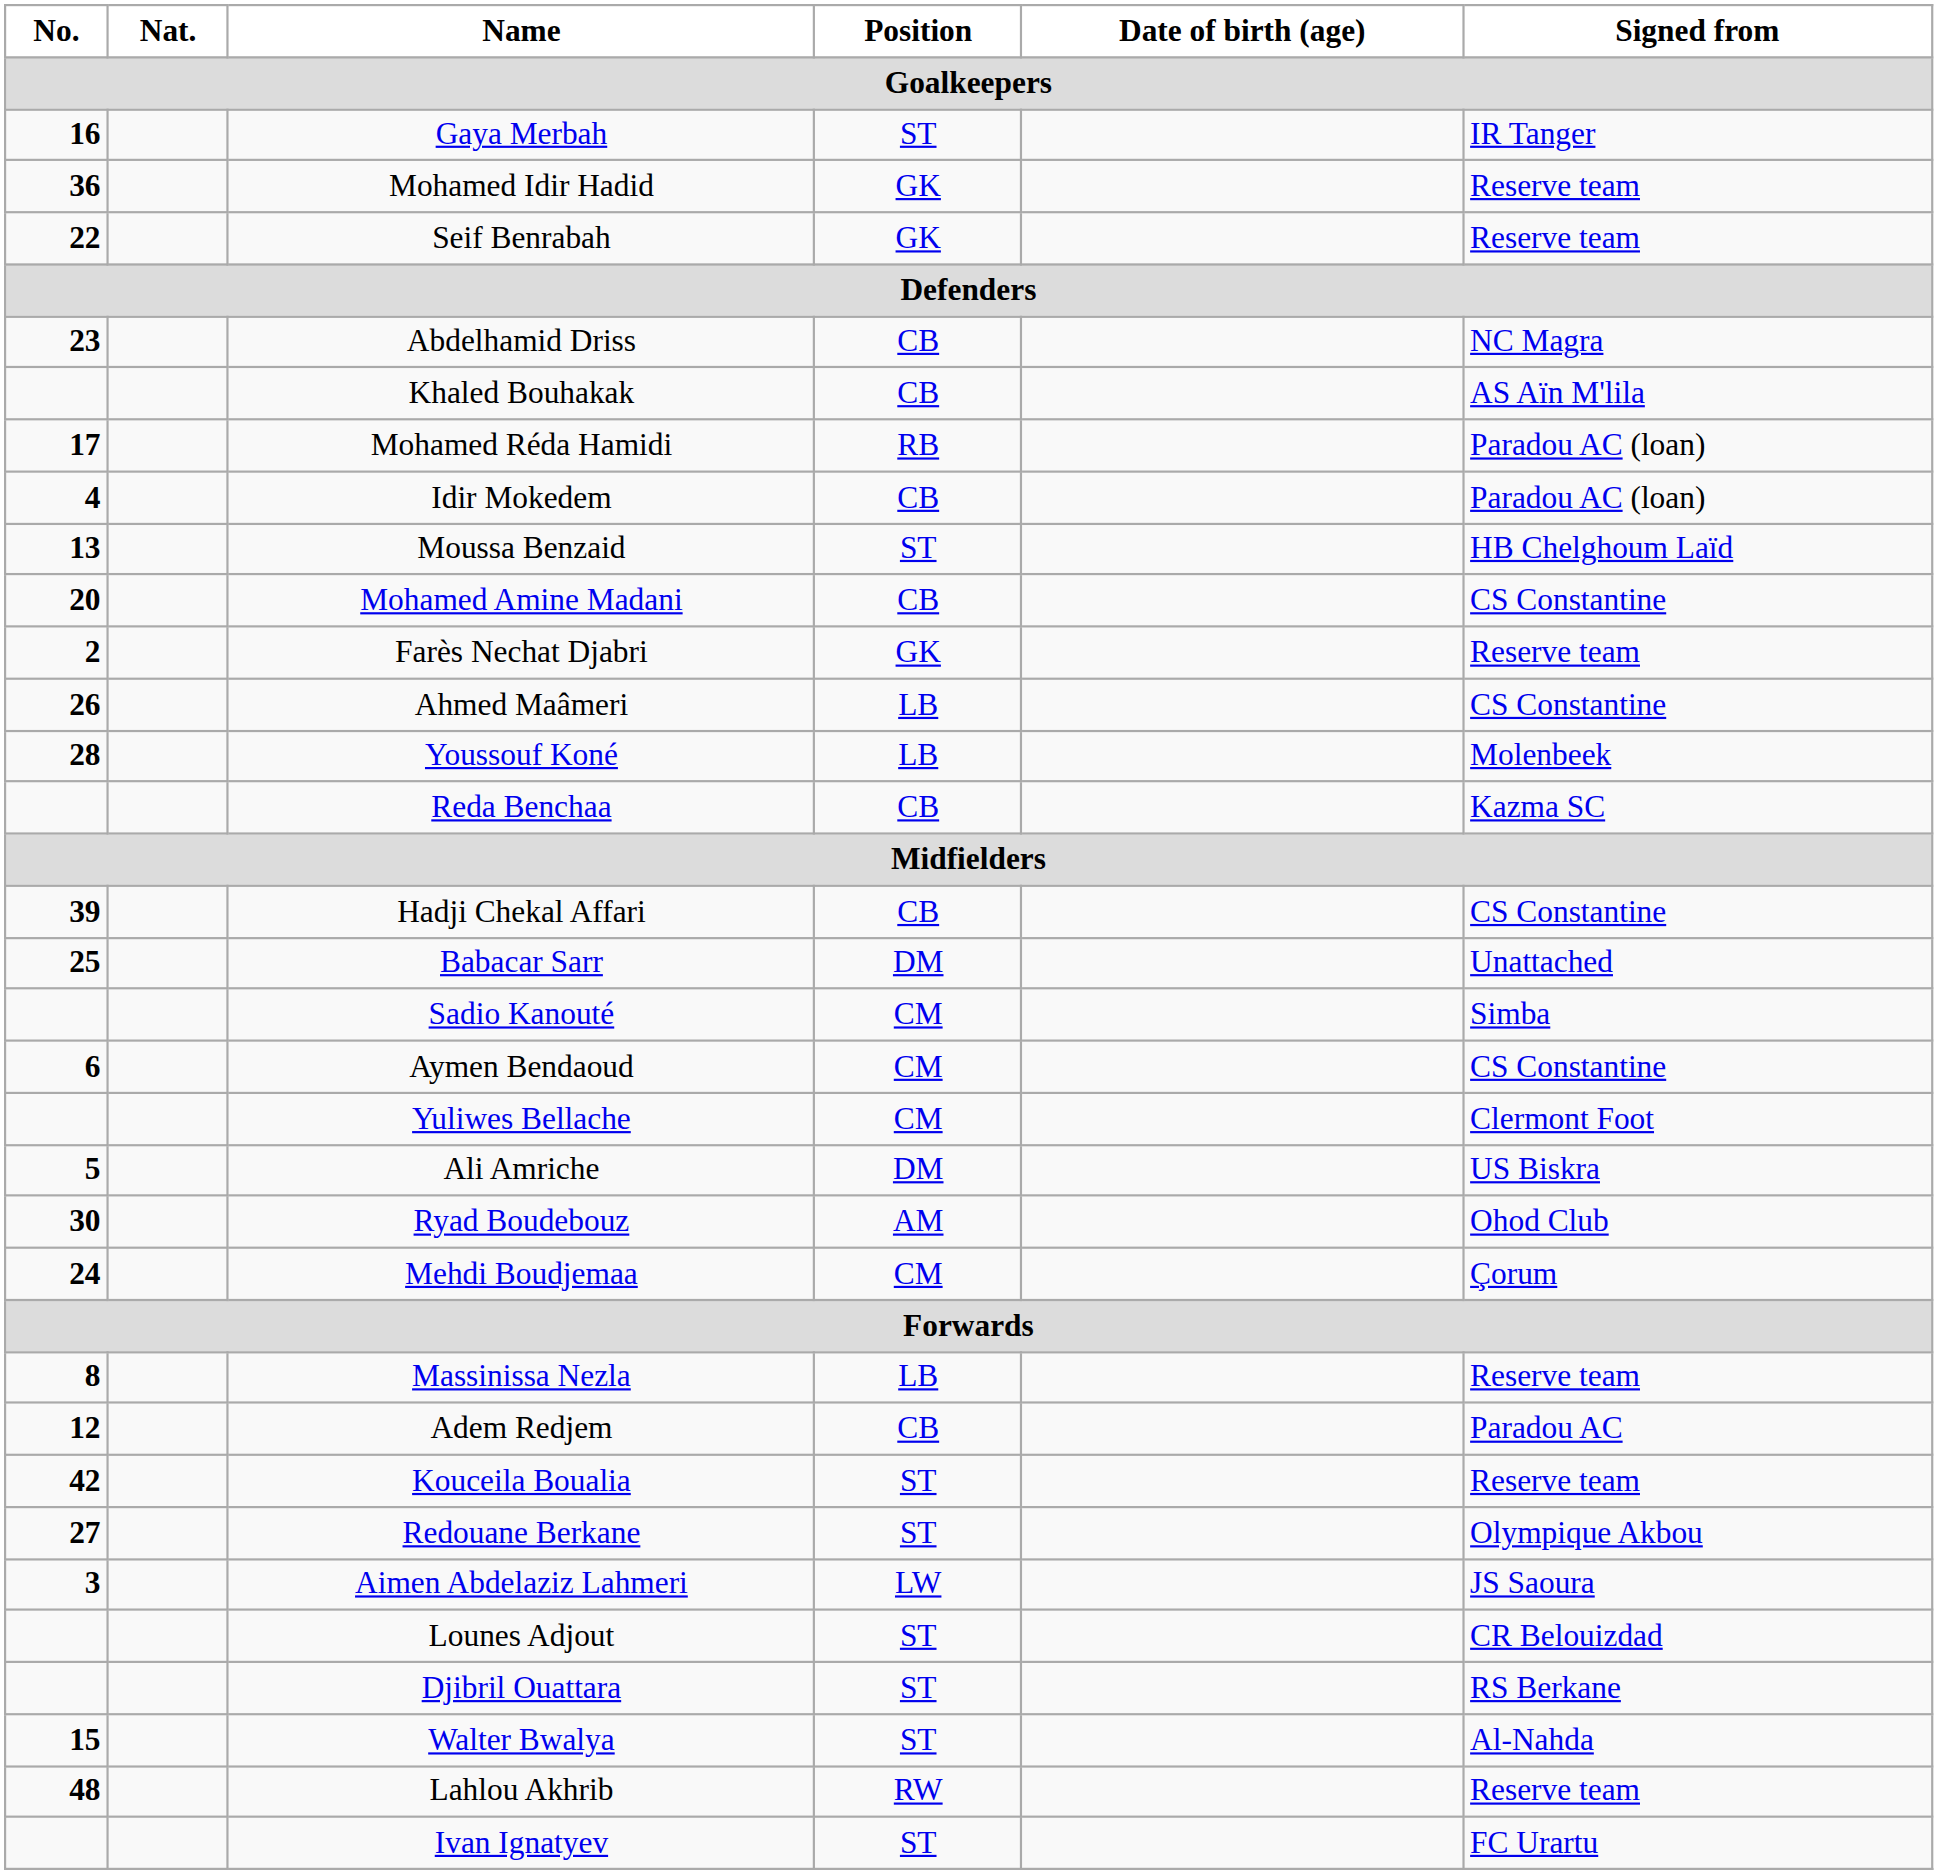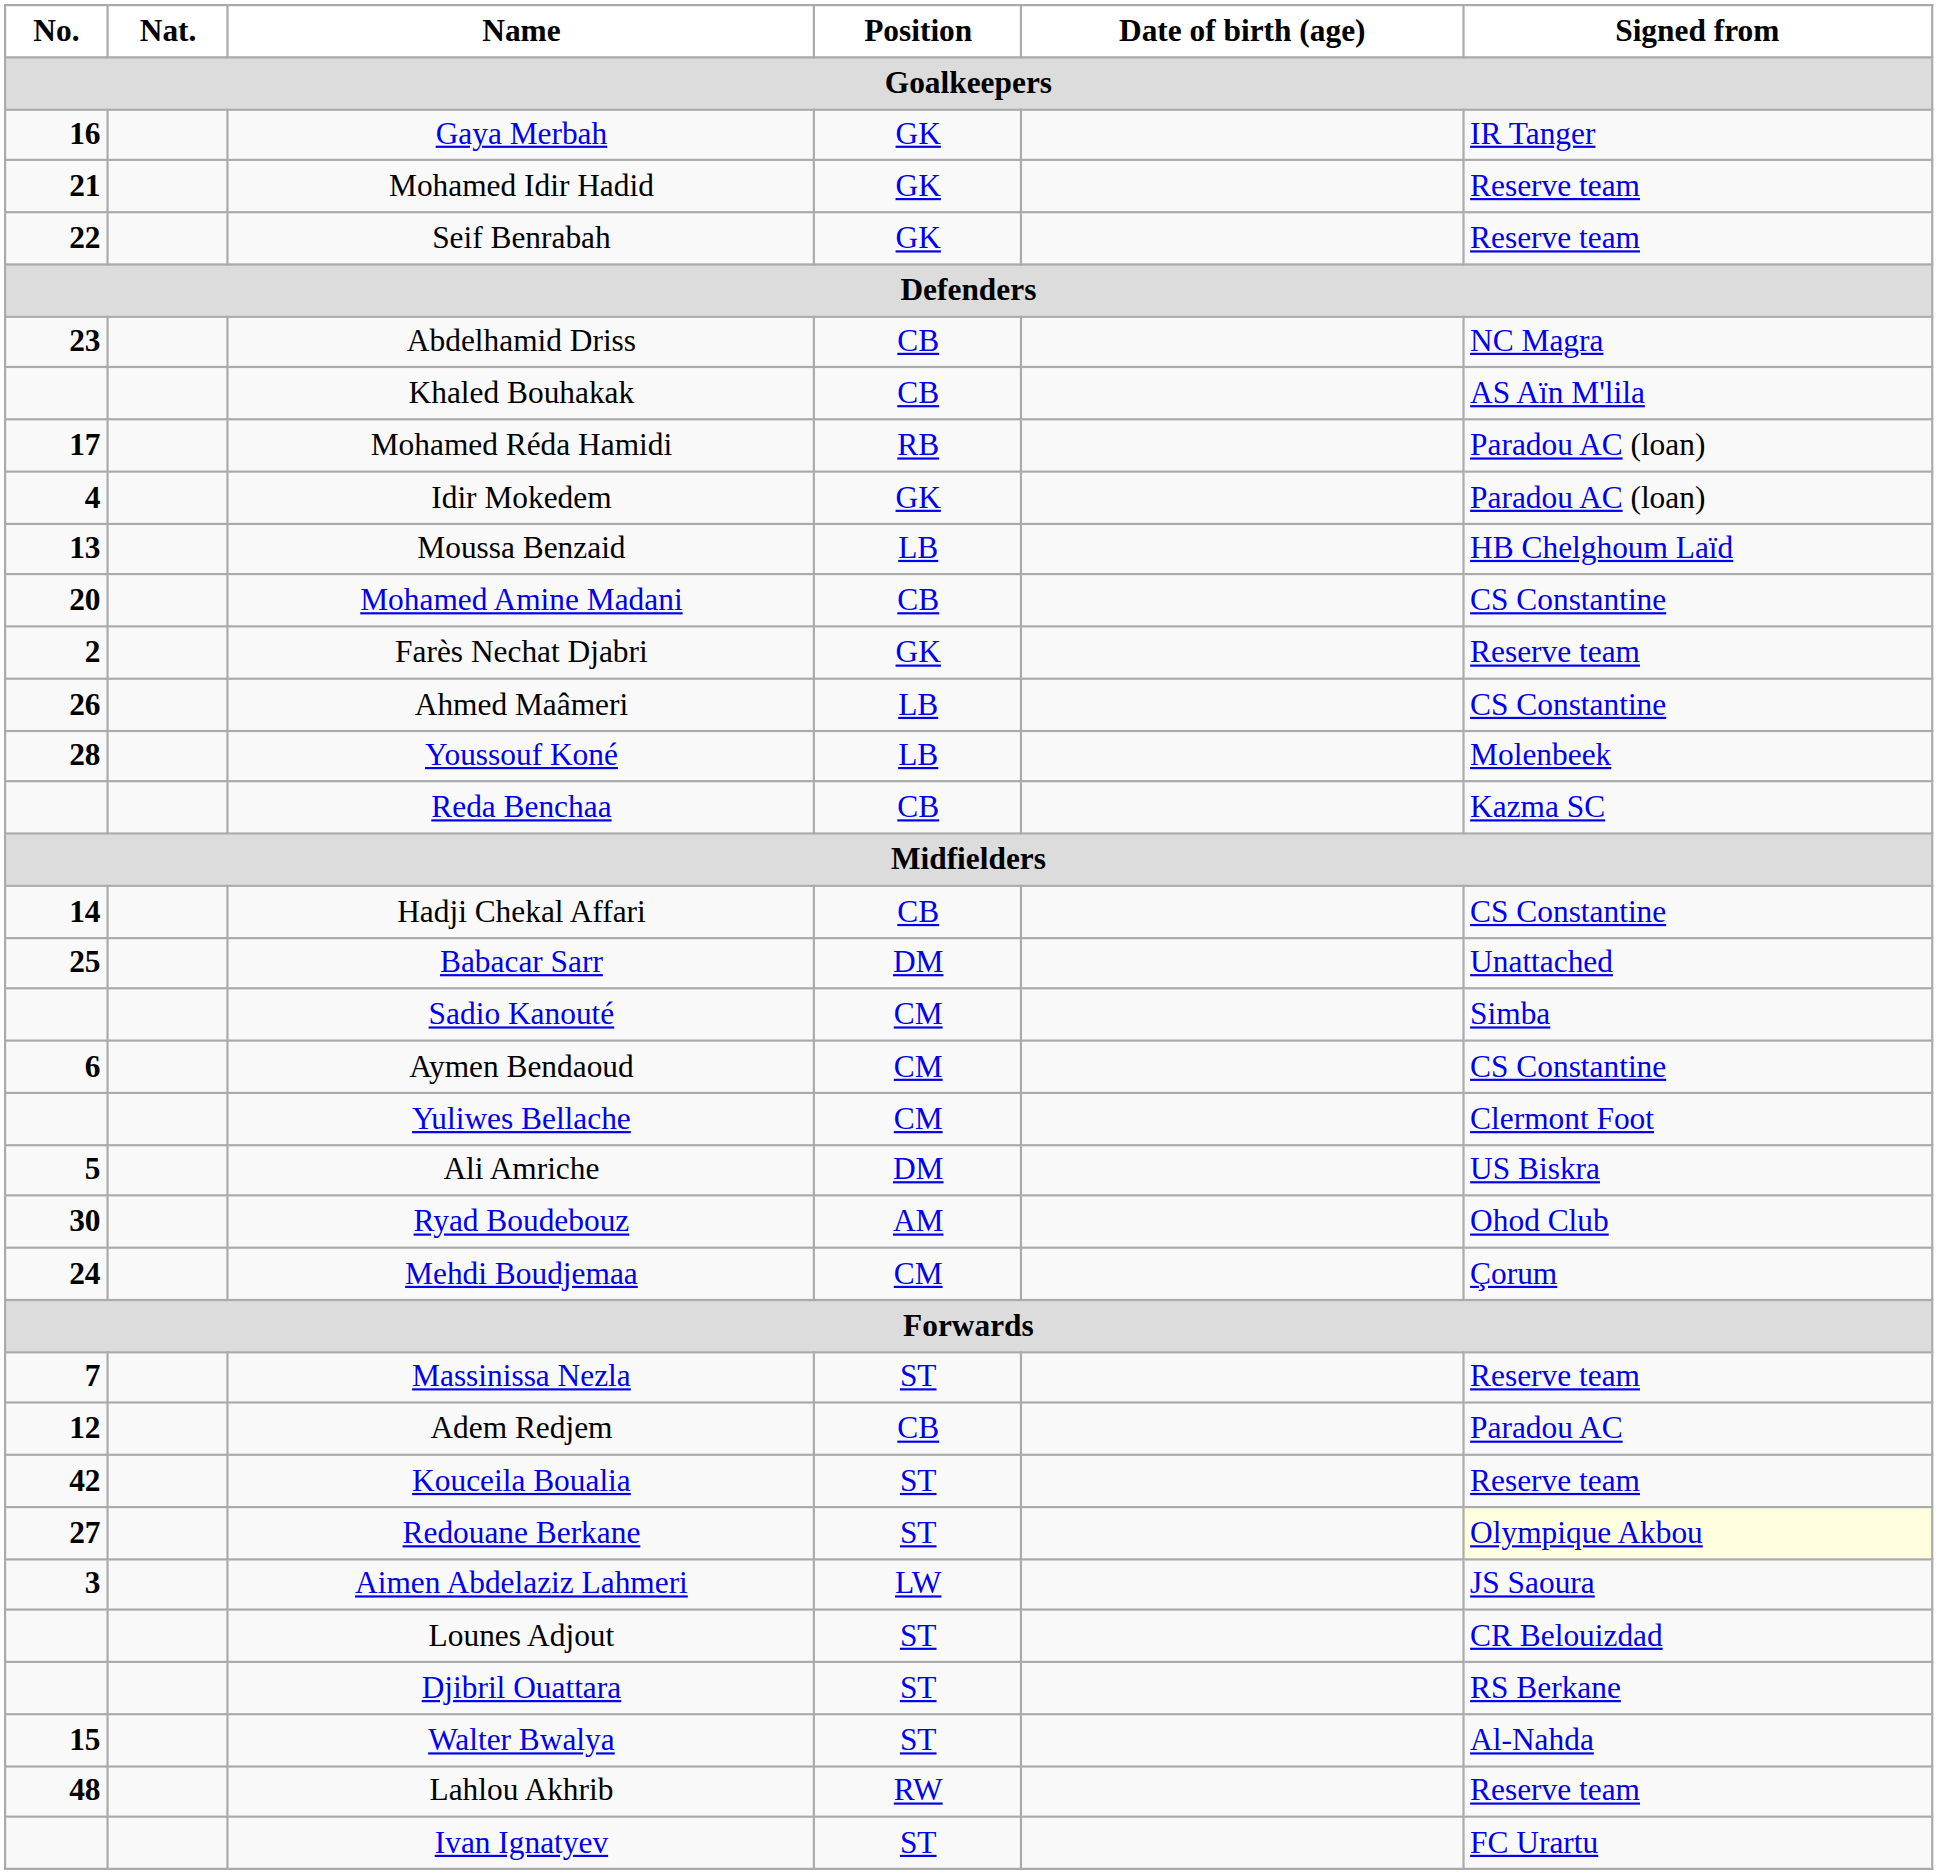(918, 134) ST -> (918, 134) GK
(85, 186) 36 -> (85, 186) 21
(918, 496) CB -> (918, 496) GK
(918, 548) ST -> (918, 548) LB
(85, 910) 39 -> (85, 910) 14
(93, 1376) 8 -> (93, 1376) 7
(918, 1376) LB -> (918, 1376) ST
(1586, 1532) no background -> (1586, 1532) lightyellow background
